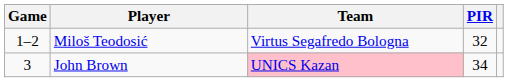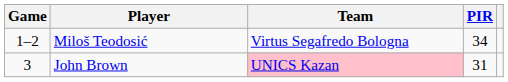(480, 40) 32 -> (480, 40) 34
(480, 64) 34 -> (480, 64) 31
